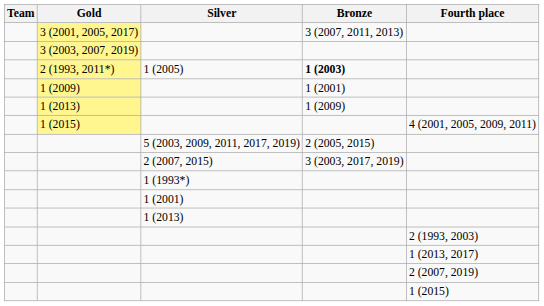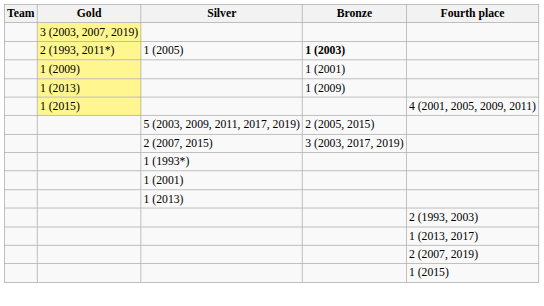- row: (89, 32)
